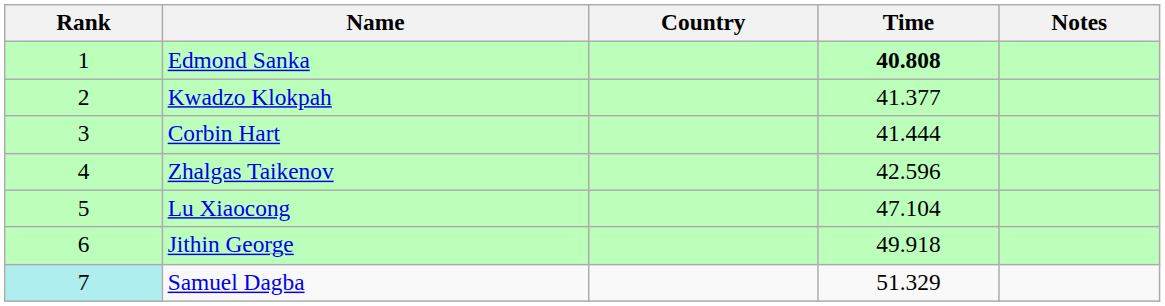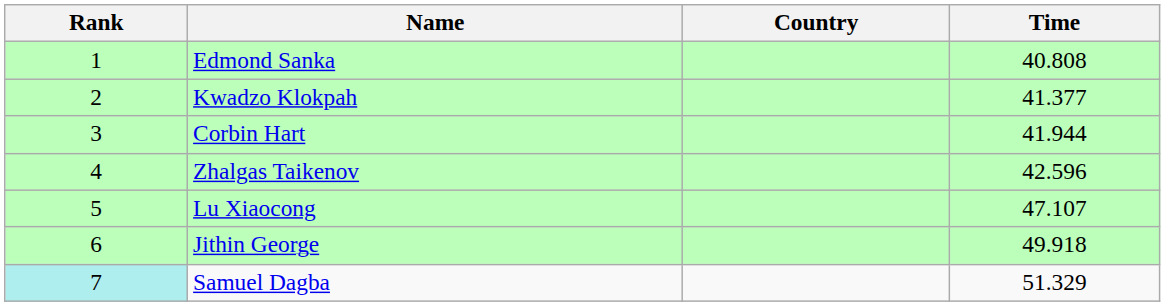- column: (1079, 23)
(908, 60) bold -> (1054, 60) normal
(908, 134) 41.444 -> (1054, 134) 41.944
(908, 208) 47.104 -> (1054, 208) 47.107
